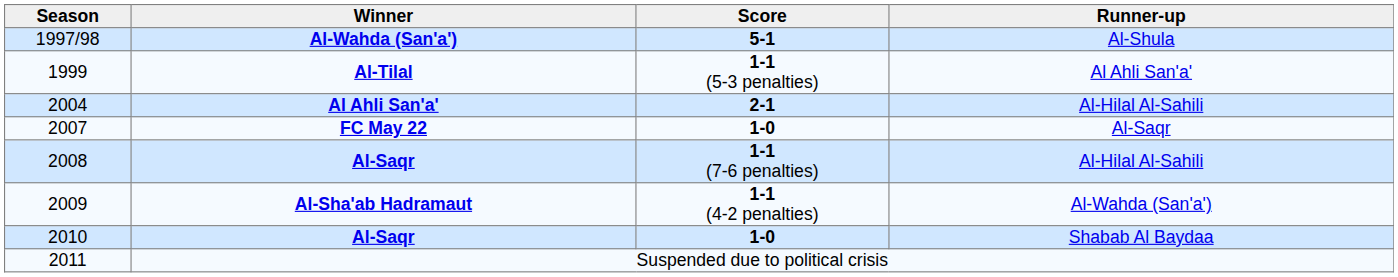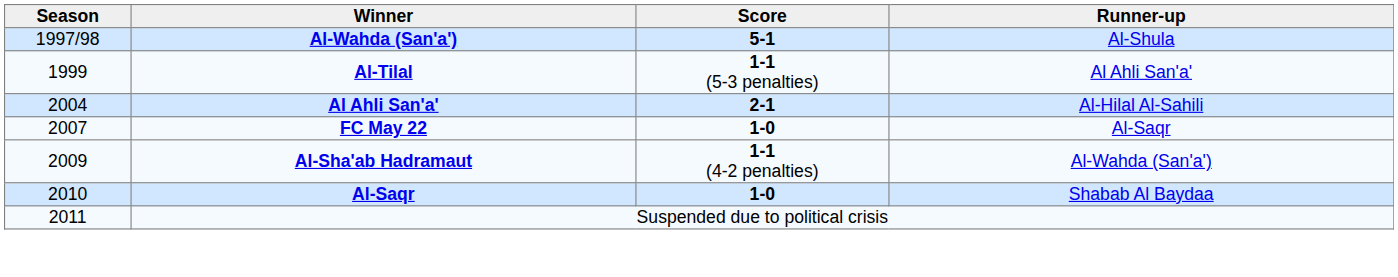- row: (68, 161)
